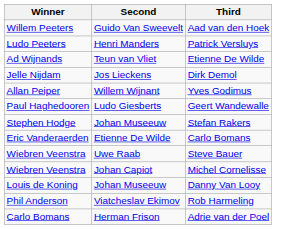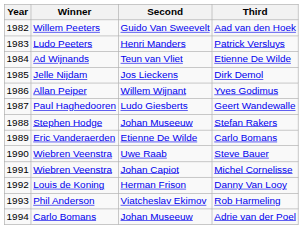+ column: (18, 12)
(130, 185) Johan Museeuw -> (153, 185) Herman Frison
(127, 216) Herman Frison -> (157, 216) Johan Museeuw
